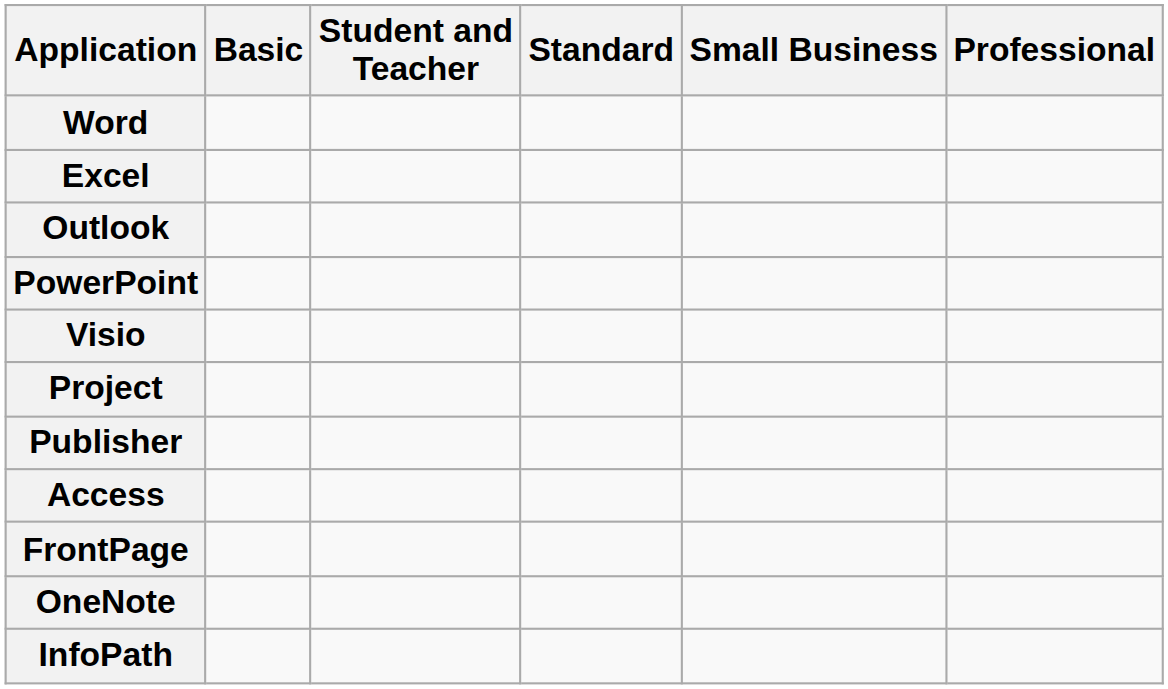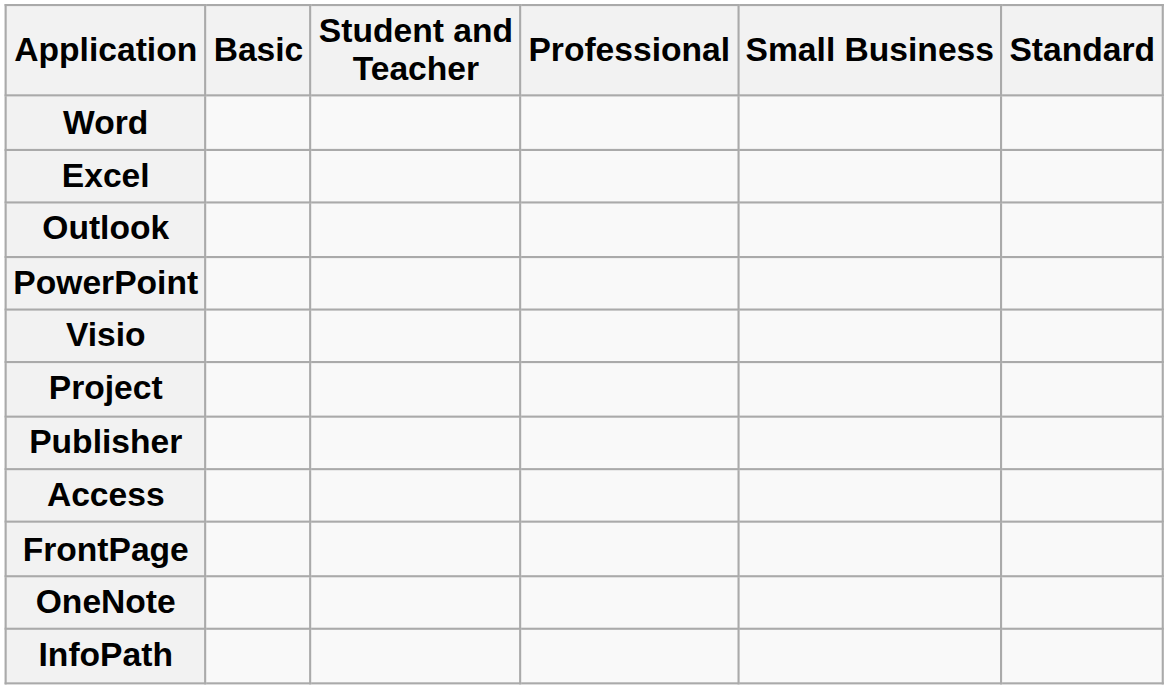columns swapped: (601, 50) <-> (1054, 50)
